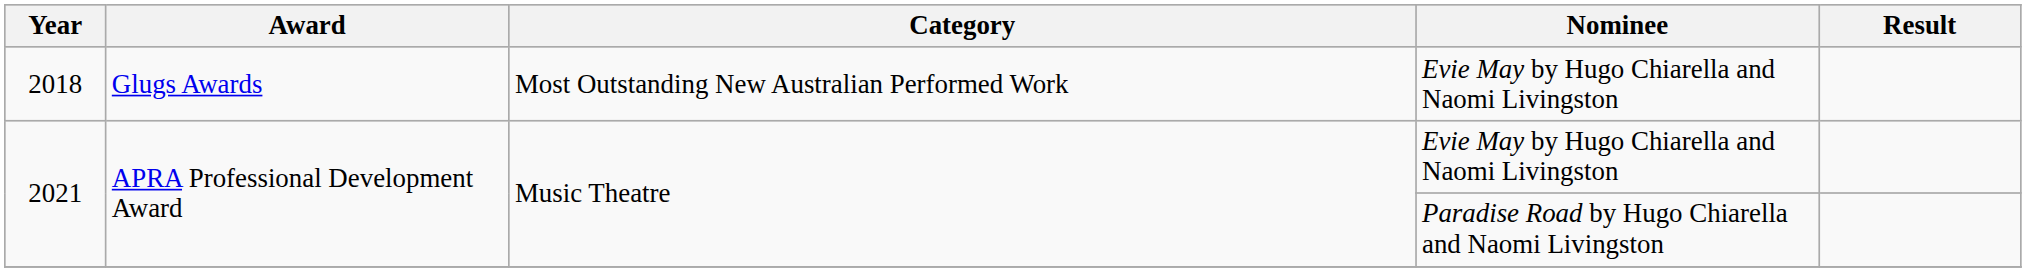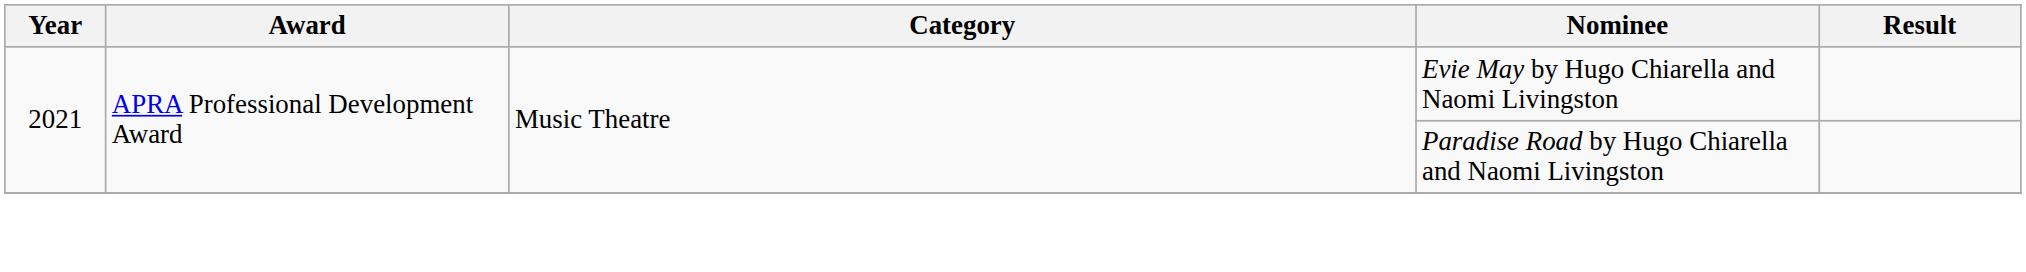- row: (55, 83)
